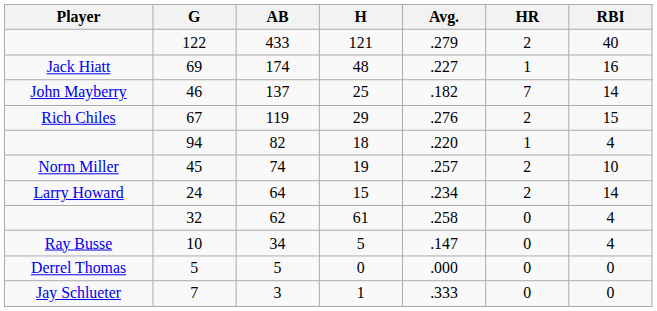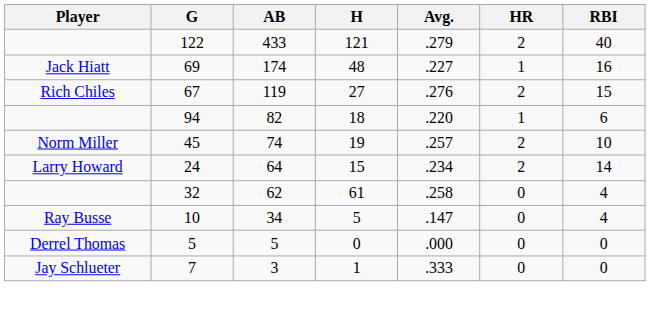- row: (194, 92)
(361, 117) 29 -> (357, 92) 27
(611, 142) 4 -> (604, 117) 6
